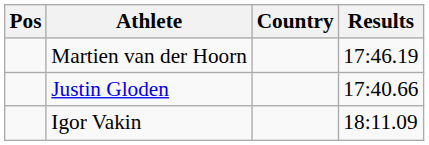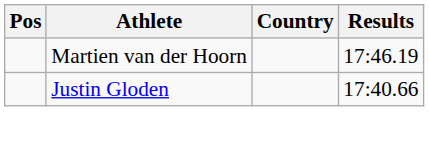- row: (96, 122)
